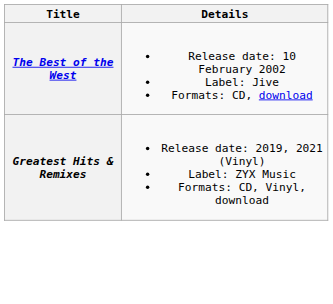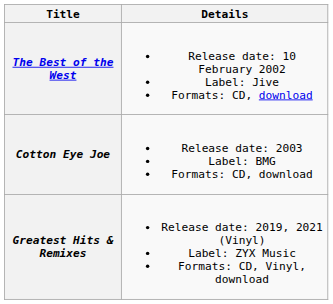+ row: (63, 154)
